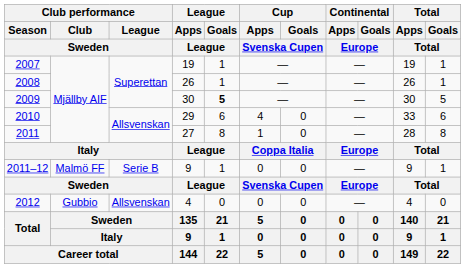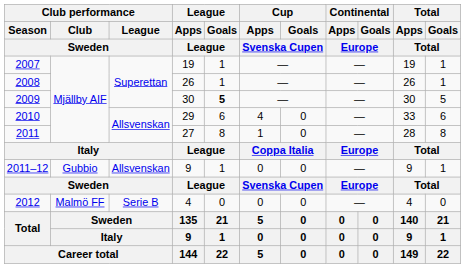(80, 168) Malmö FF -> (80, 168) Gubbio
(141, 168) Serie B -> (141, 168) Allsvenskan
(80, 202) Gubbio -> (80, 202) Malmö FF
(141, 202) Allsvenskan -> (141, 202) Serie B
